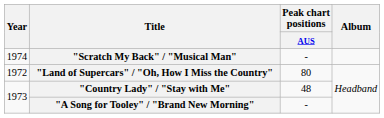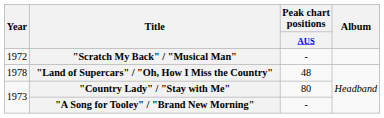(17, 56) 1974 -> (17, 56) 1972
(17, 72) 1972 -> (17, 72) 1978
(306, 72) 80 -> (306, 72) 48
(306, 89) 48 -> (306, 89) 80
